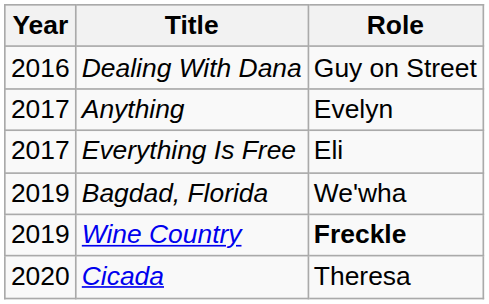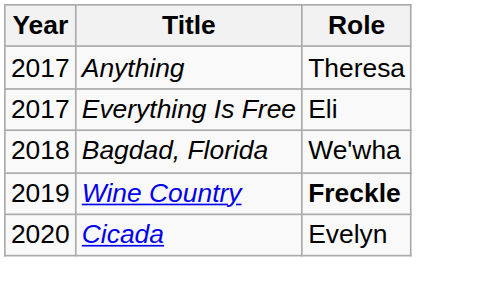- row: (192, 67)
(353, 109) Evelyn -> (357, 67) Theresa
(40, 192) 2019 -> (40, 151) 2018
(362, 276) Theresa -> (348, 234) Evelyn
